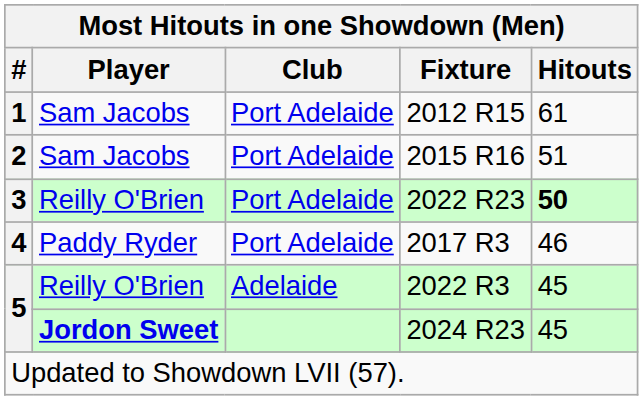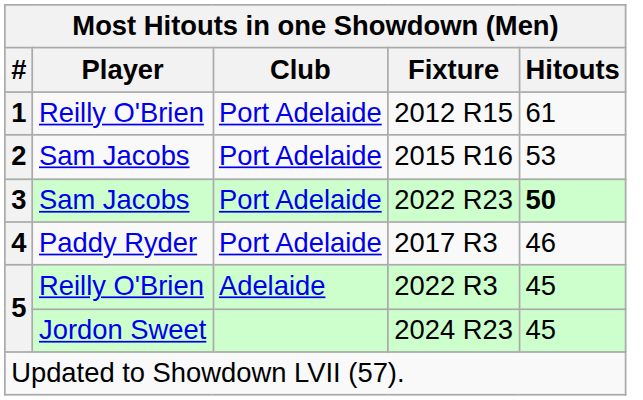(114, 112) Sam Jacobs -> (121, 112) Reilly O'Brien
(553, 156) 51 -> (541, 156) 53
(121, 199) Reilly O'Brien -> (114, 199) Sam Jacobs
(129, 329) bold -> (123, 329) normal
